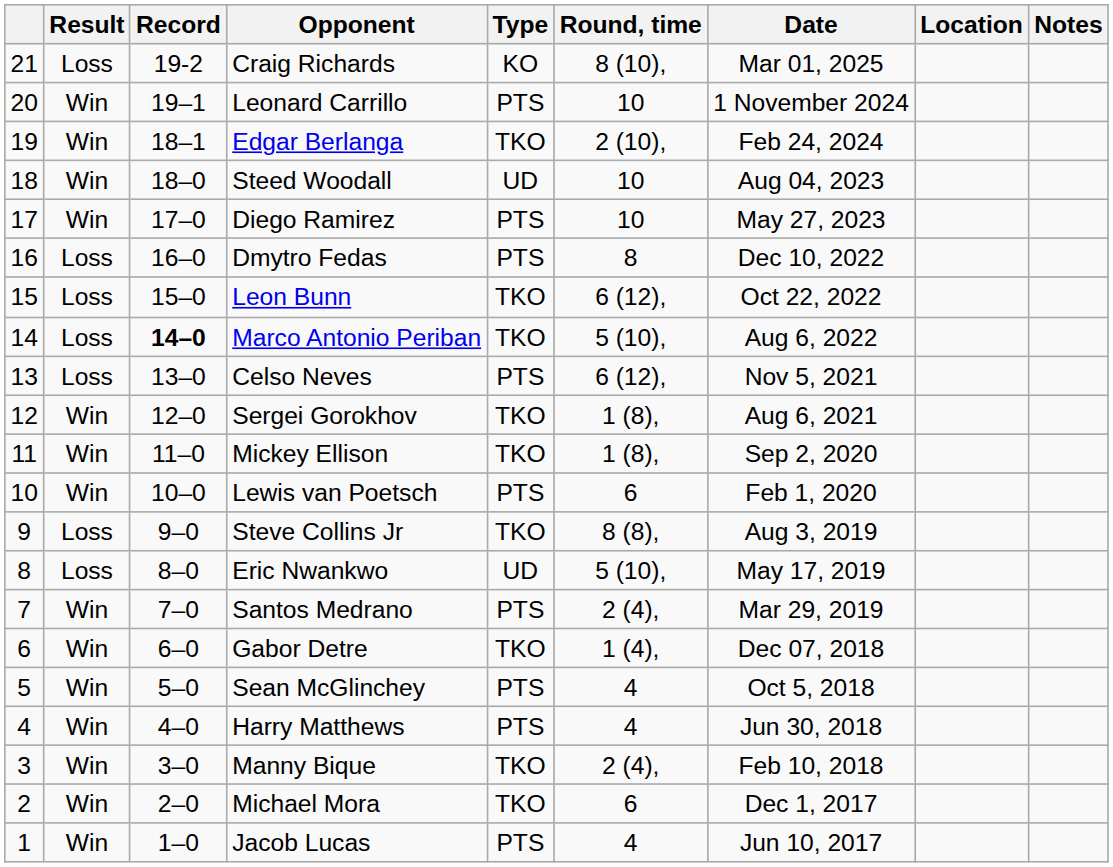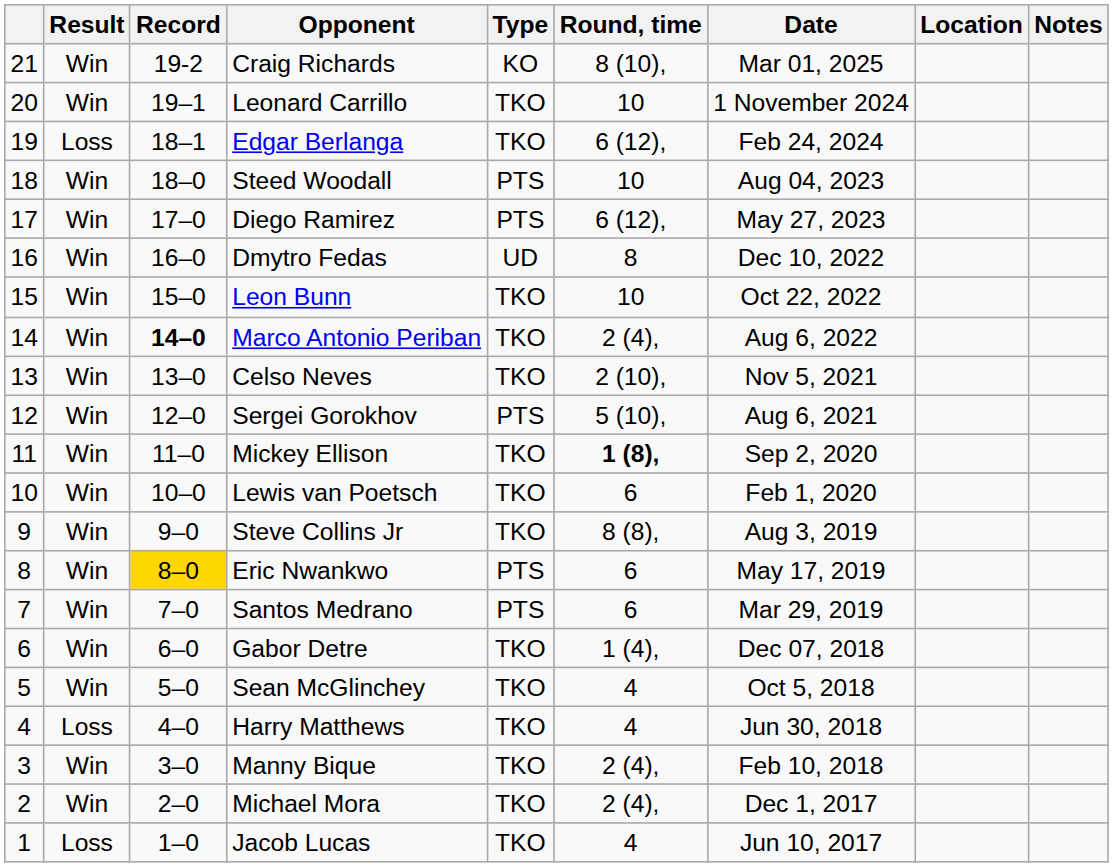(87, 63) Loss -> (87, 63) Win
(520, 102) PTS -> (520, 102) TKO
(87, 141) Win -> (87, 141) Loss
(631, 141) 2 (10), -> (631, 141) 6 (12),
(520, 180) UD -> (520, 180) PTS
(631, 219) 10 -> (631, 219) 6 (12),
(87, 258) Loss -> (87, 258) Win
(520, 258) PTS -> (520, 258) UD
(87, 297) Loss -> (87, 297) Win
(631, 297) 6 (12), -> (631, 297) 10
(87, 336) Loss -> (87, 336) Win
(631, 336) 5 (10), -> (631, 336) 2 (4),
(87, 375) Loss -> (87, 375) Win
(520, 375) PTS -> (520, 375) TKO
(631, 375) 6 (12), -> (631, 375) 2 (10),
(520, 414) TKO -> (520, 414) PTS
(631, 414) 1 (8), -> (631, 414) 5 (10),
(631, 453) normal -> (631, 453) bold
(520, 492) PTS -> (520, 492) TKO
(87, 531) Loss -> (87, 531) Win
(87, 570) Loss -> (87, 570) Win
(178, 570) no background -> (178, 570) gold background
(520, 570) UD -> (520, 570) PTS
(631, 570) 5 (10), -> (631, 570) 6
(631, 609) 2 (4), -> (631, 609) 6
(520, 687) PTS -> (520, 687) TKO
(87, 726) Win -> (87, 726) Loss
(520, 726) PTS -> (520, 726) TKO
(631, 804) 6 -> (631, 804) 2 (4),
(87, 843) Win -> (87, 843) Loss
(520, 843) PTS -> (520, 843) TKO
